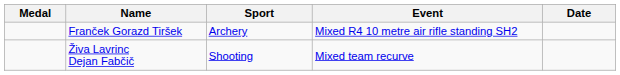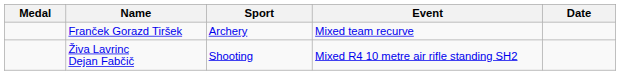(416, 31) Mixed R4 10 metre air rifle standing SH2 -> (364, 31) Mixed team recurve
(364, 55) Mixed team recurve -> (416, 55) Mixed R4 10 metre air rifle standing SH2
